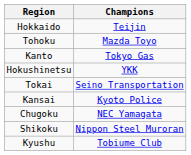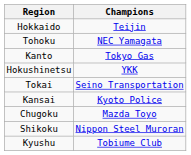(130, 41) Mazda Toyo -> (130, 41) NEC Yamagata
(130, 114) NEC Yamagata -> (130, 114) Mazda Toyo
